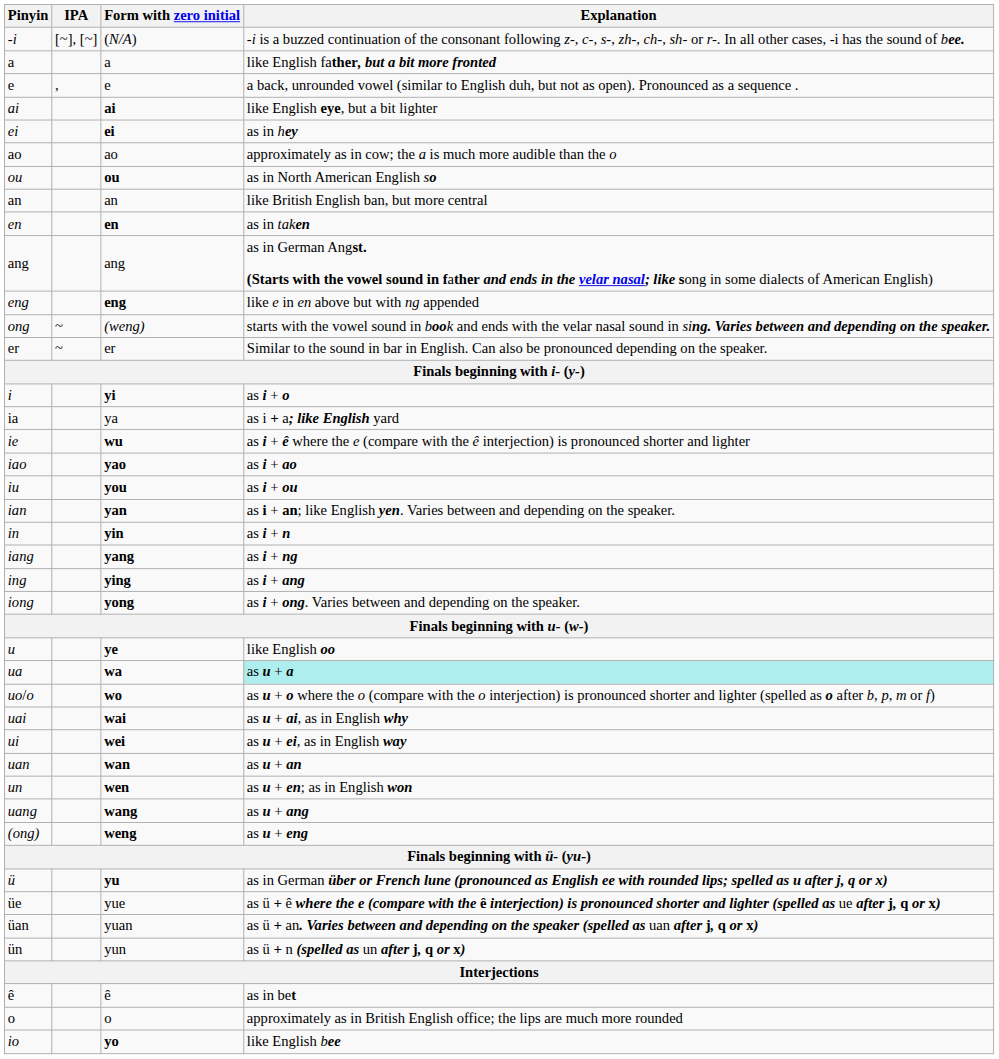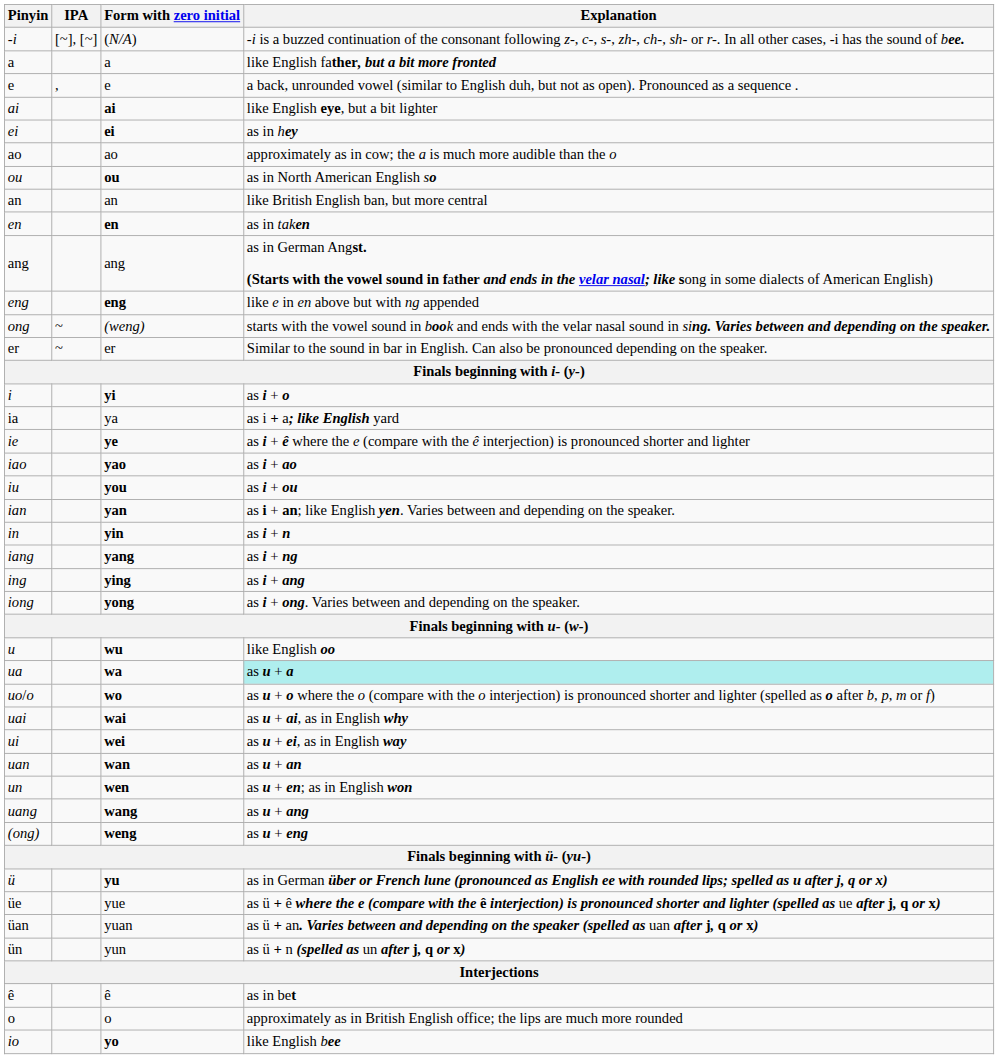(113, 441) wu -> (111, 441) ye
(111, 649) ye -> (113, 649) wu
